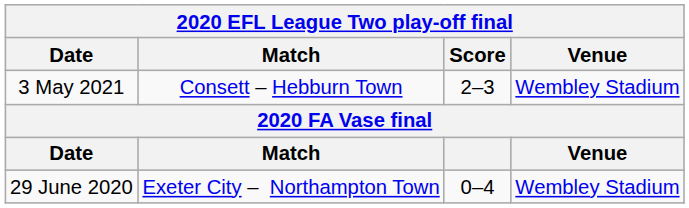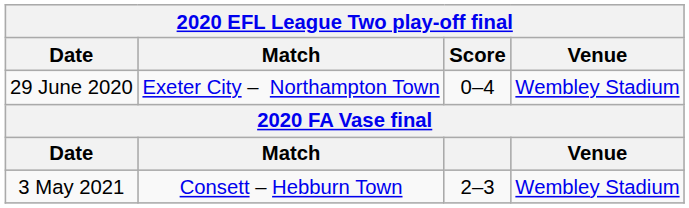rows swapped: (71, 187) <-> (71, 87)
